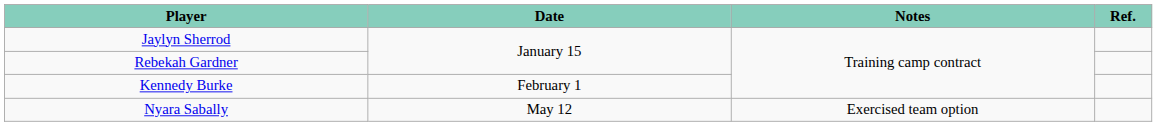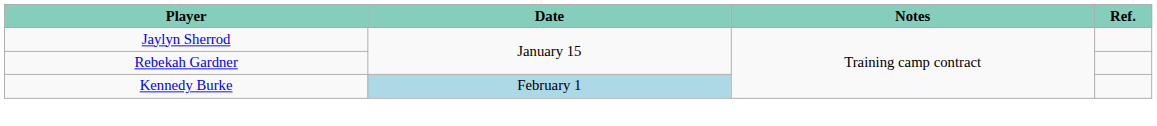(549, 86) no background -> (549, 86) lightblue background
- row: (186, 109)
